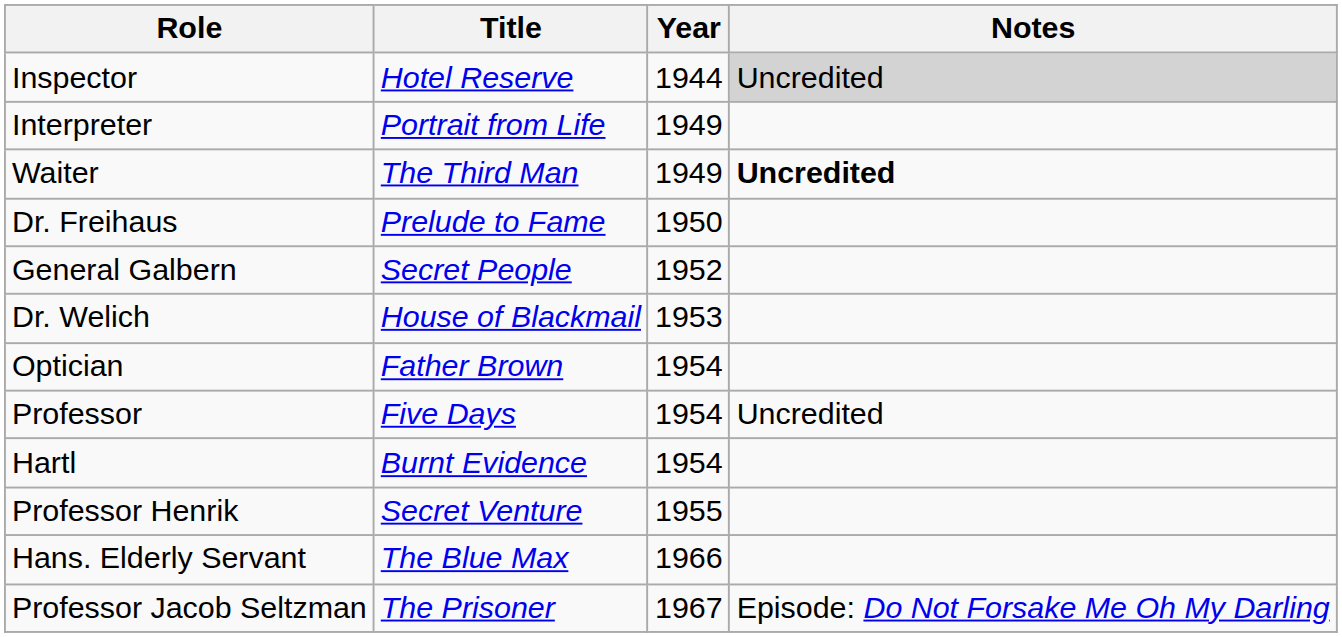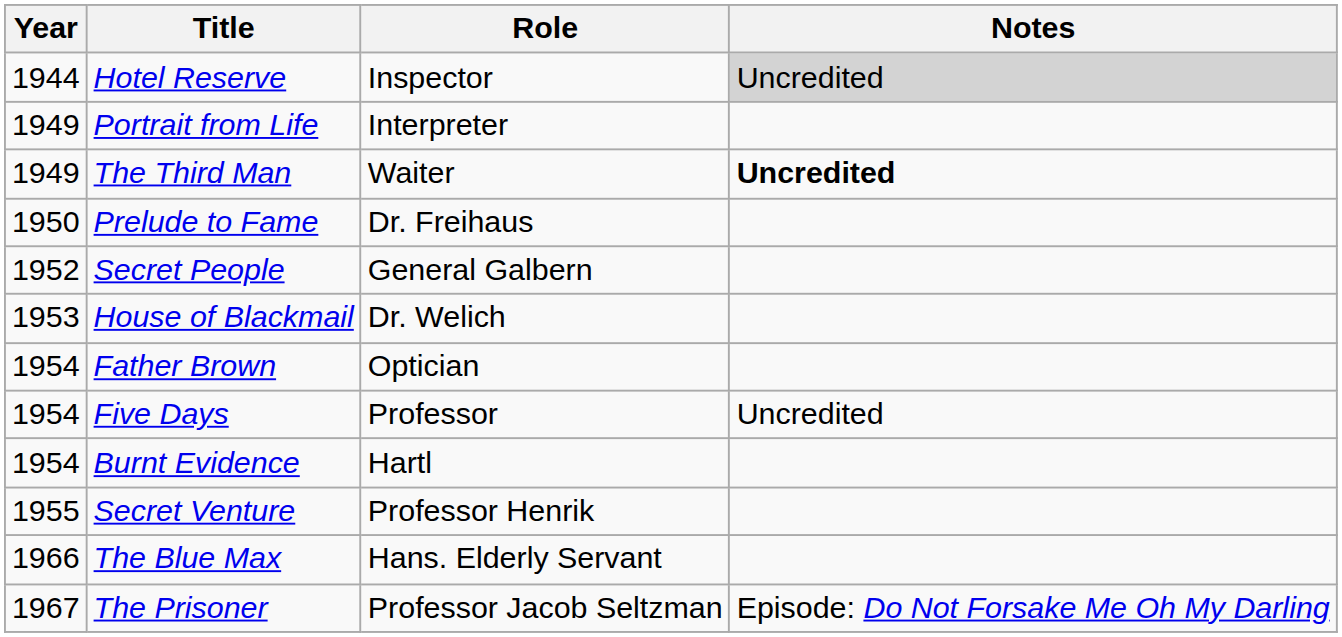columns swapped: (689, 28) <-> (189, 28)
